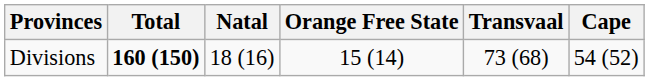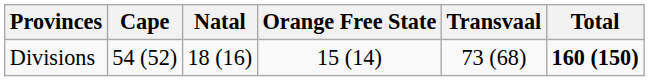columns swapped: (606, 22) <-> (156, 22)
